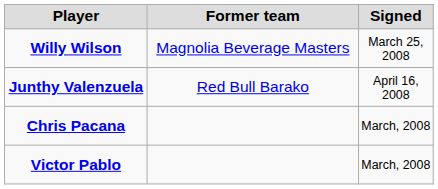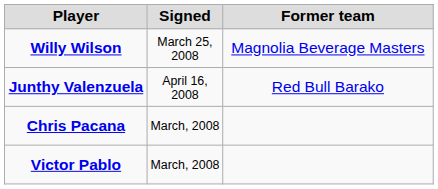columns swapped: (396, 16) <-> (253, 16)
